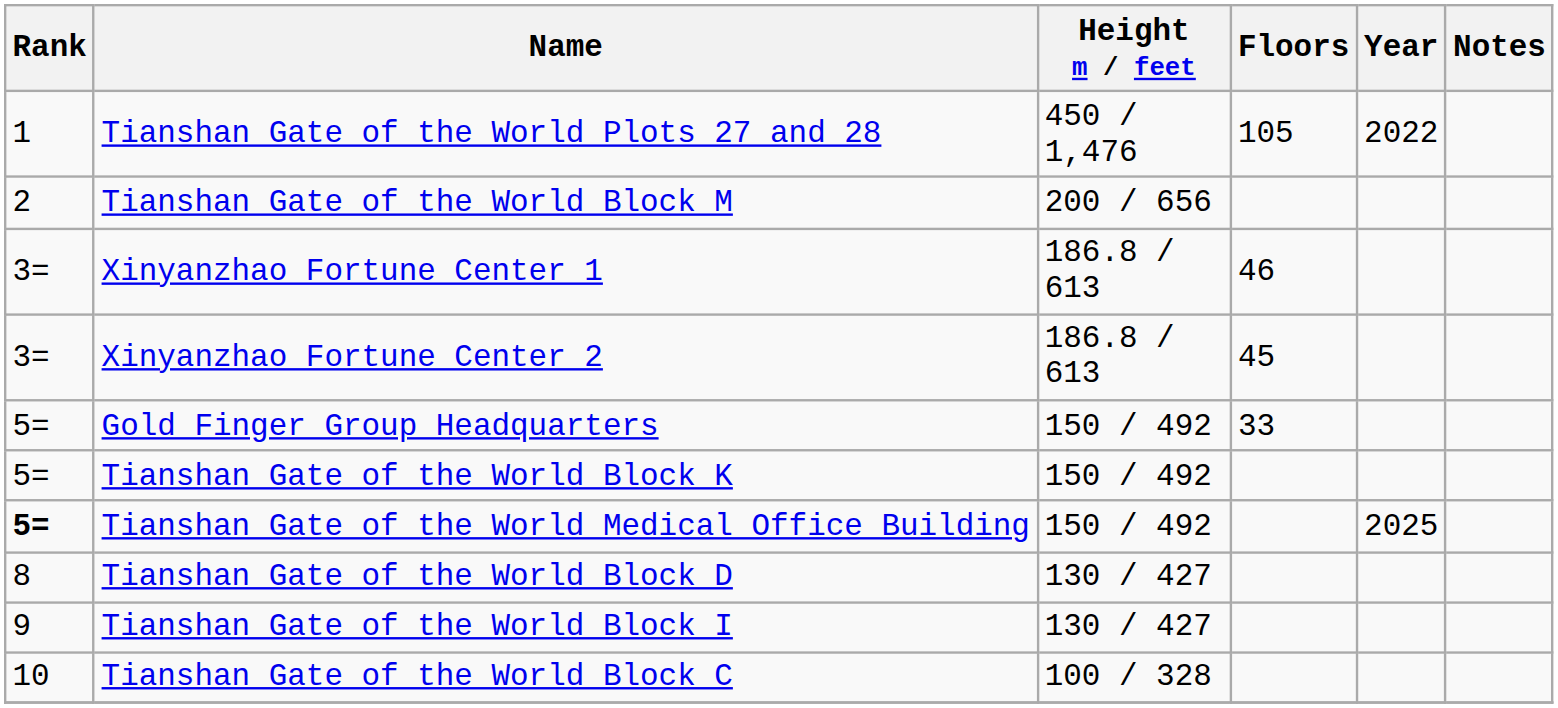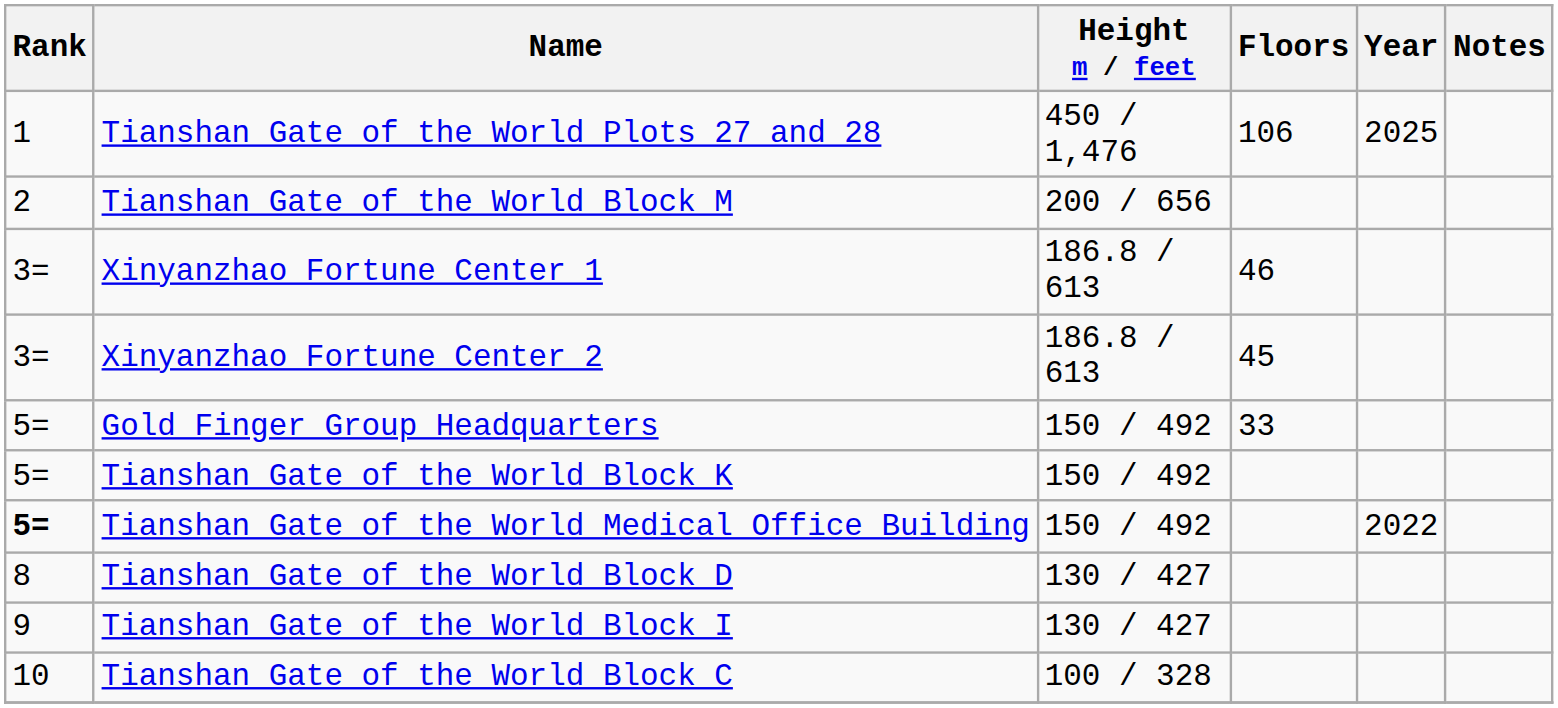(1266, 134) 105 -> (1266, 134) 106
(1401, 134) 2022 -> (1401, 134) 2025
(1401, 526) 2025 -> (1401, 526) 2022
